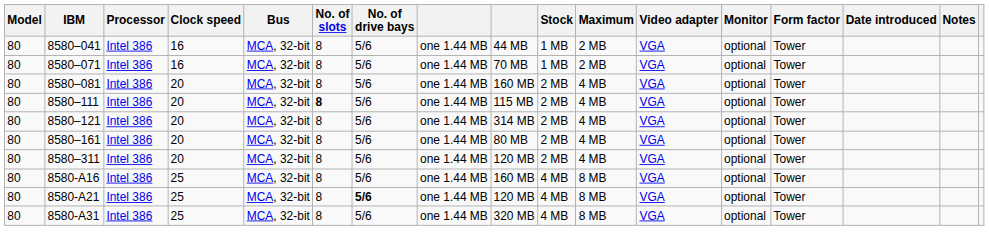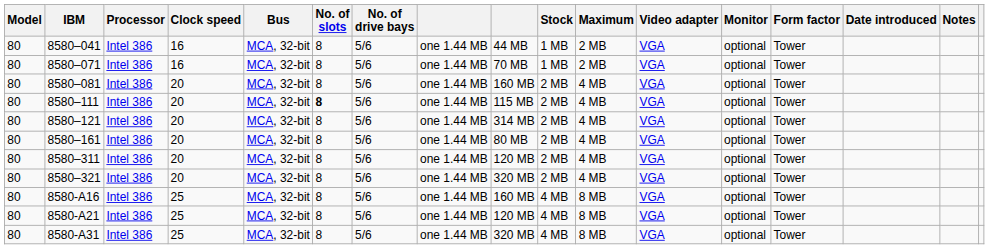+ row: (74, 178)
(363, 196) bold -> (363, 215) normal
